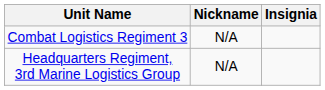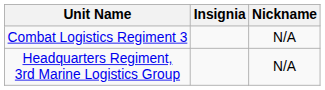columns swapped: (291, 15) <-> (226, 15)
